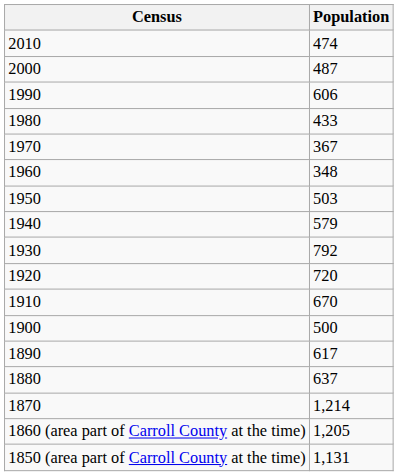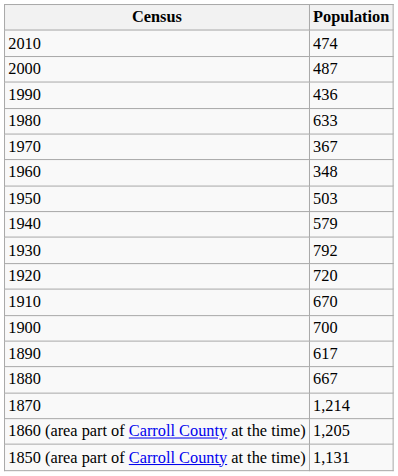(325, 95) 606 -> (325, 95) 436
(325, 120) 433 -> (325, 120) 633
(325, 328) 500 -> (325, 328) 700
(325, 379) 637 -> (325, 379) 667
